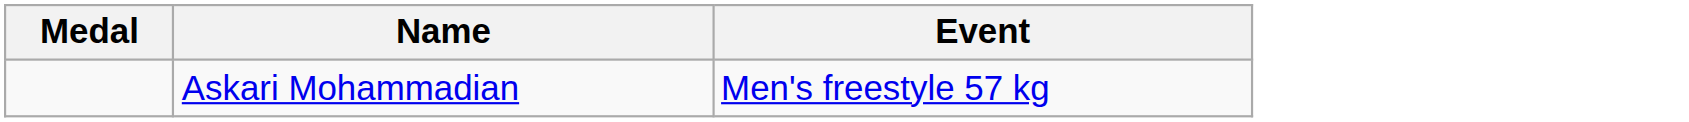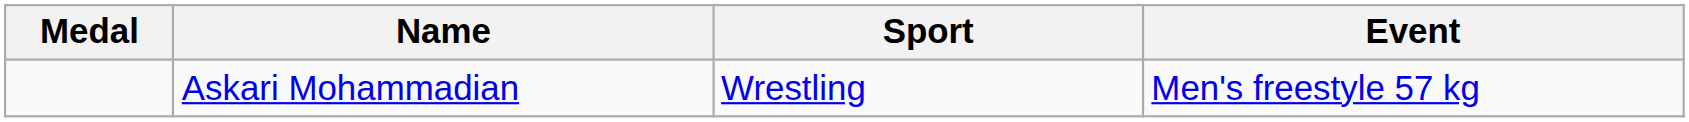+ column: (928, 32)
